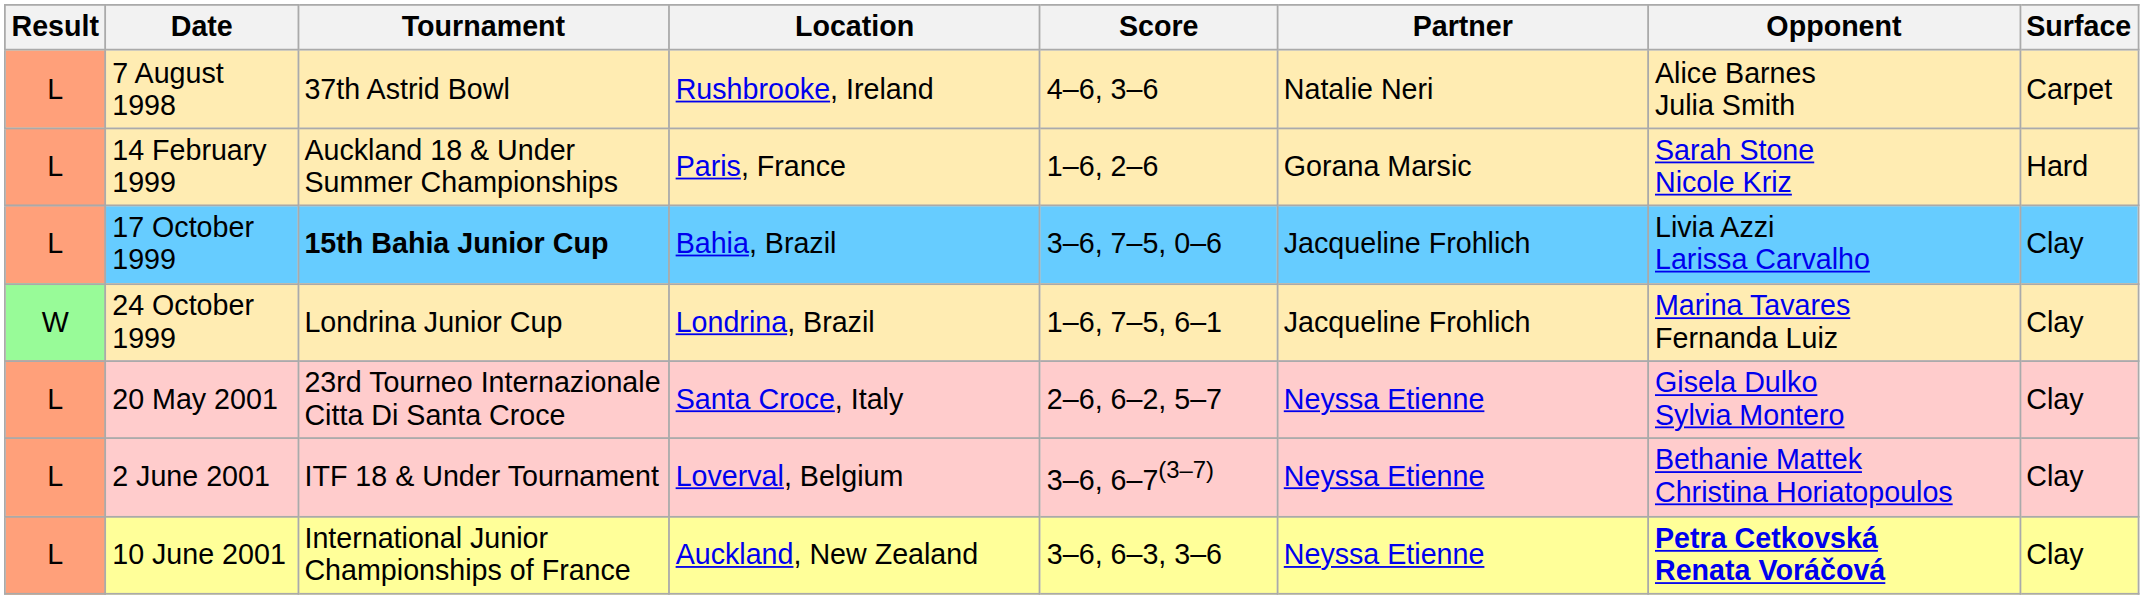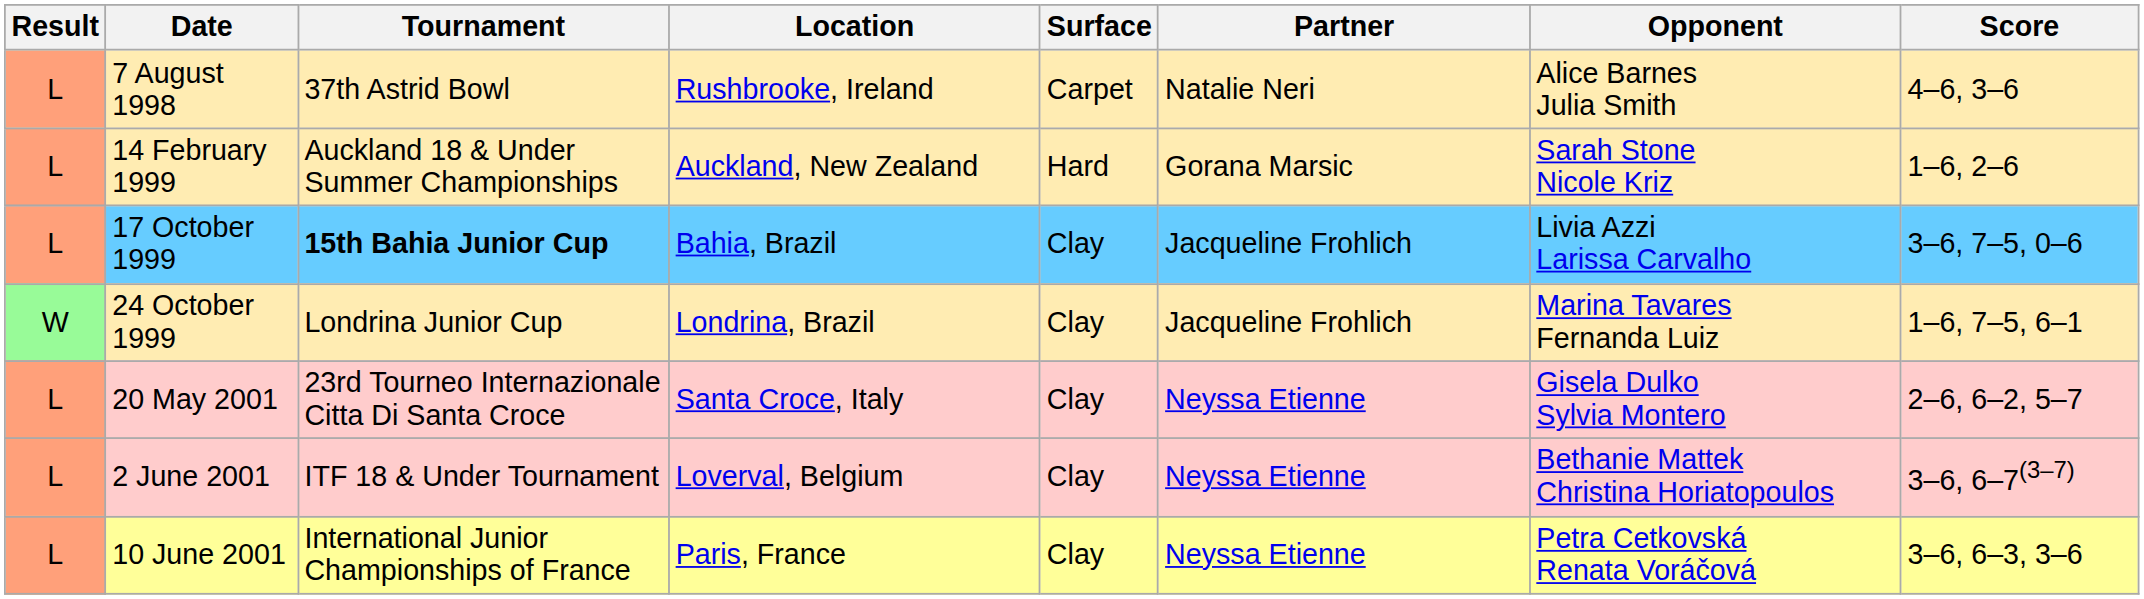columns swapped: (2079, 27) <-> (1159, 27)
(761, 166) Paris, France -> (827, 166) Auckland, New Zealand
(827, 554) Auckland, New Zealand -> (761, 554) Paris, France
(1770, 554) bold -> (1646, 554) normal
